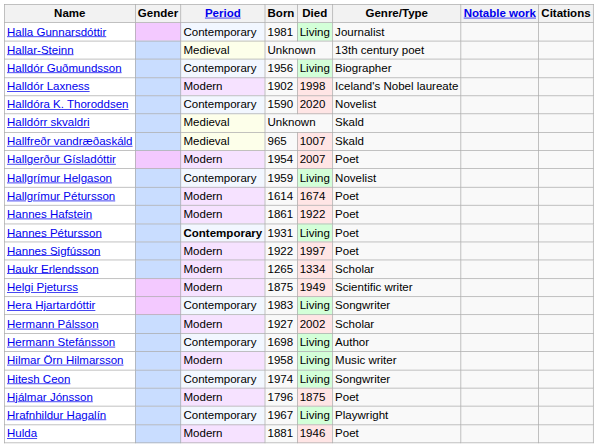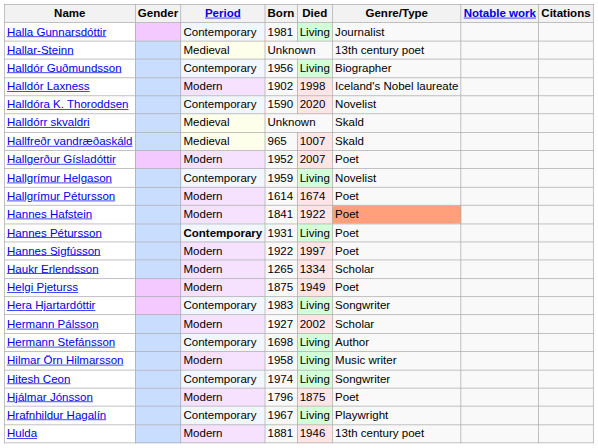(280, 159) 1954 -> (280, 159) 1952
(280, 214) 1861 -> (280, 214) 1841
(347, 214) no background -> (347, 214) lightsalmon background
(374, 287) Scientific writer -> (347, 287) Poet
(347, 433) Poet -> (380, 433) 13th century poet
